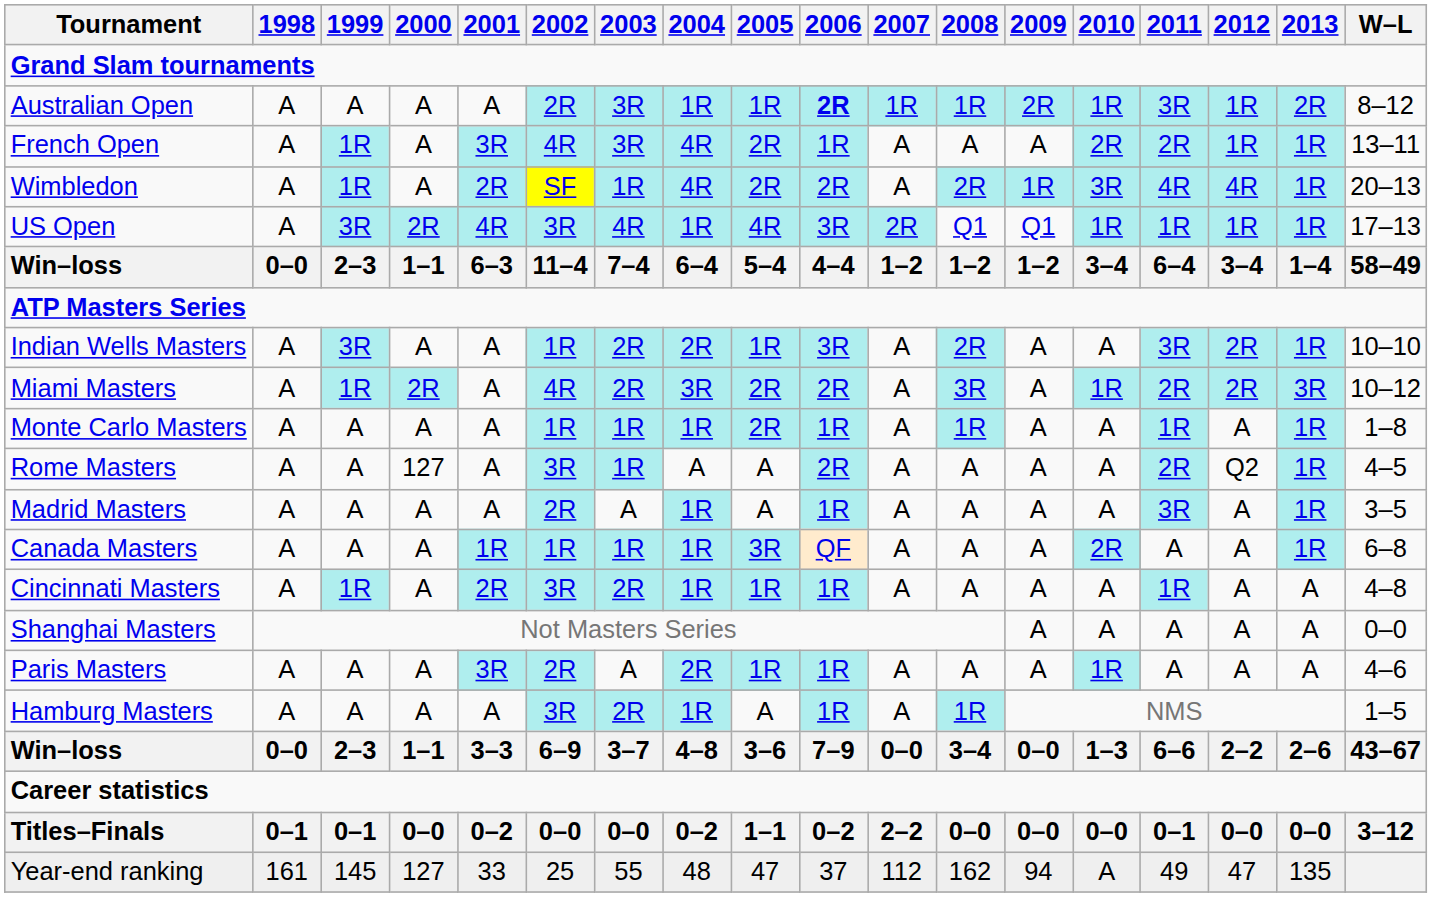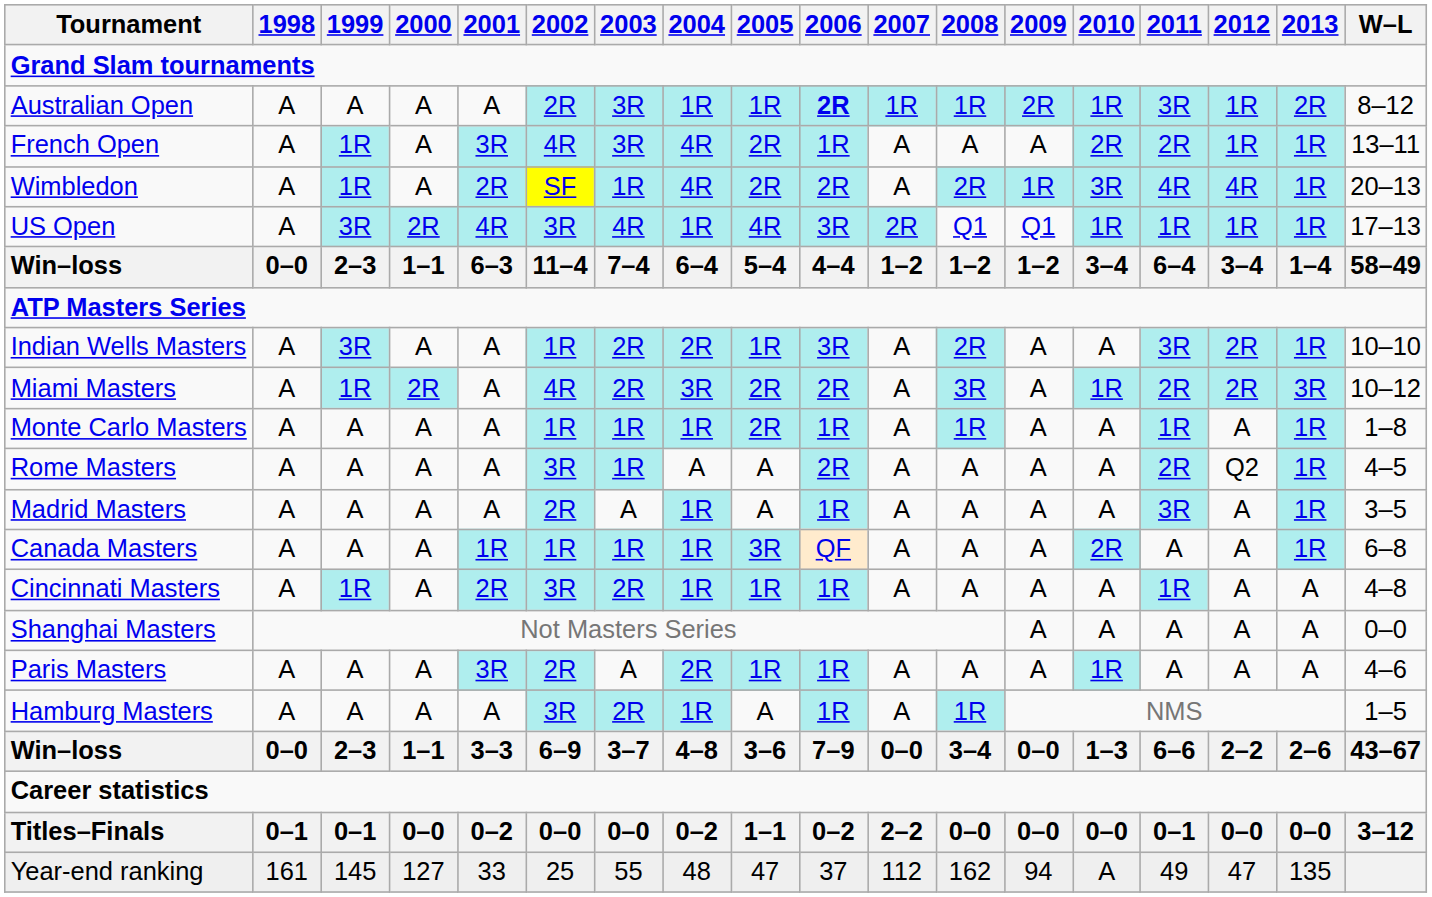(423, 468) 127 -> (423, 468) A
